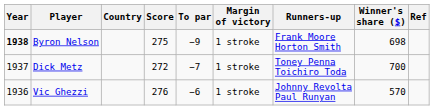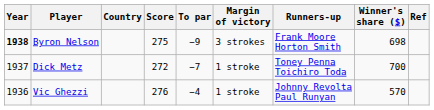(238, 42) 1 stroke -> (240, 42) 3 strokes
(195, 93) −6 -> (195, 93) −4
